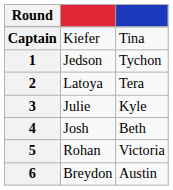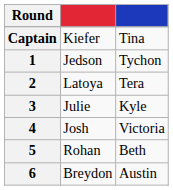(132, 128) Beth -> (142, 128) Victoria
(142, 151) Victoria -> (132, 151) Beth
